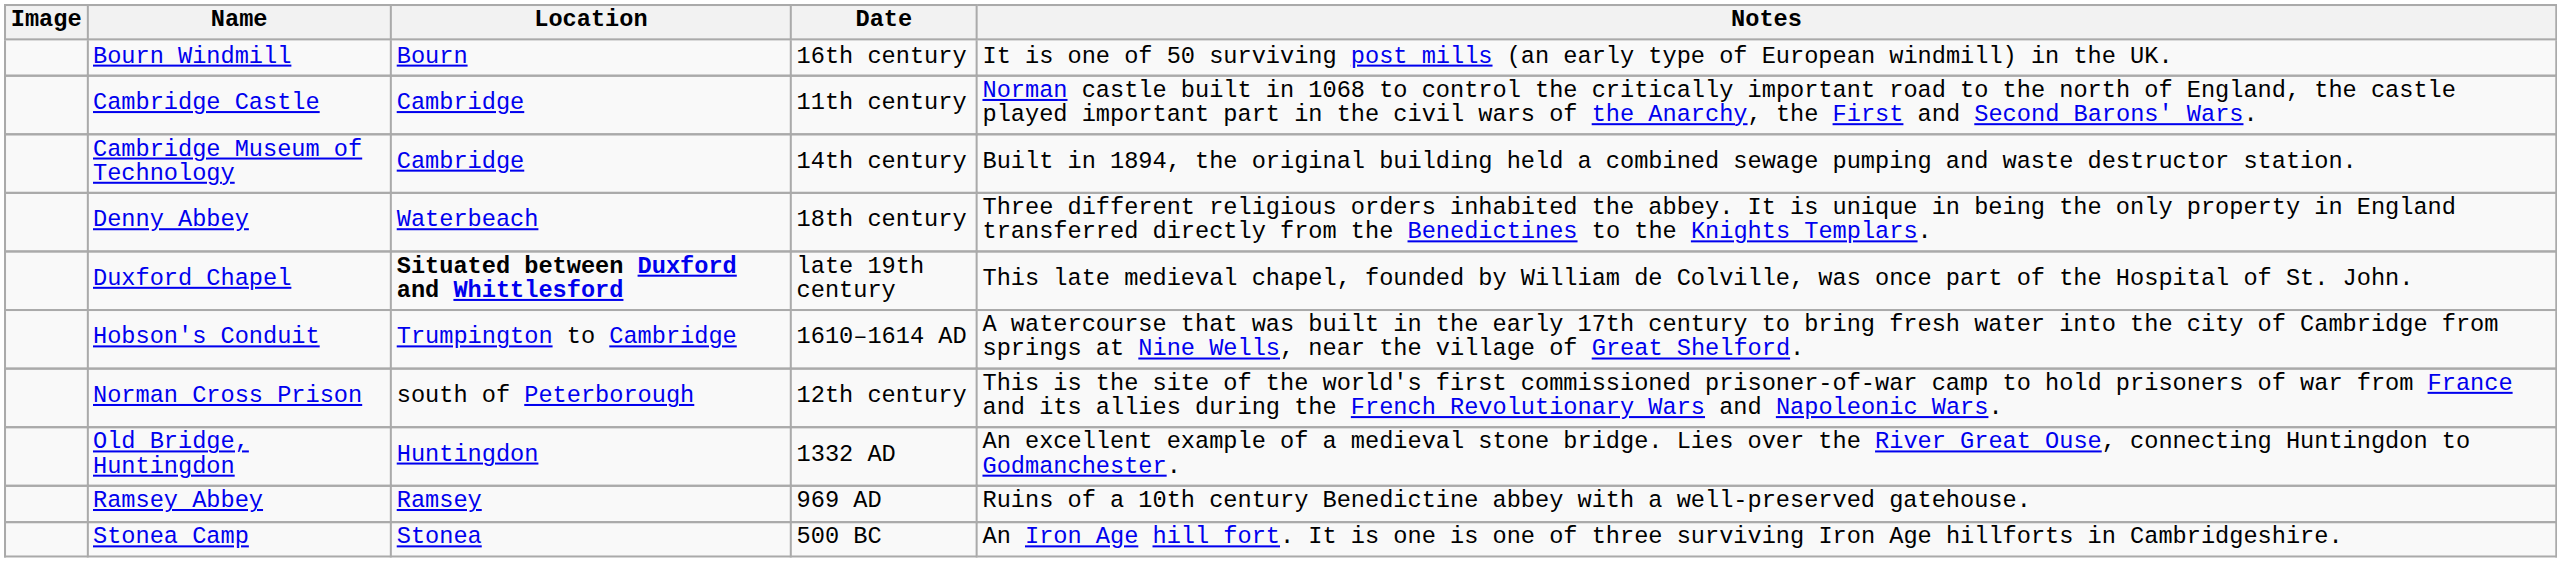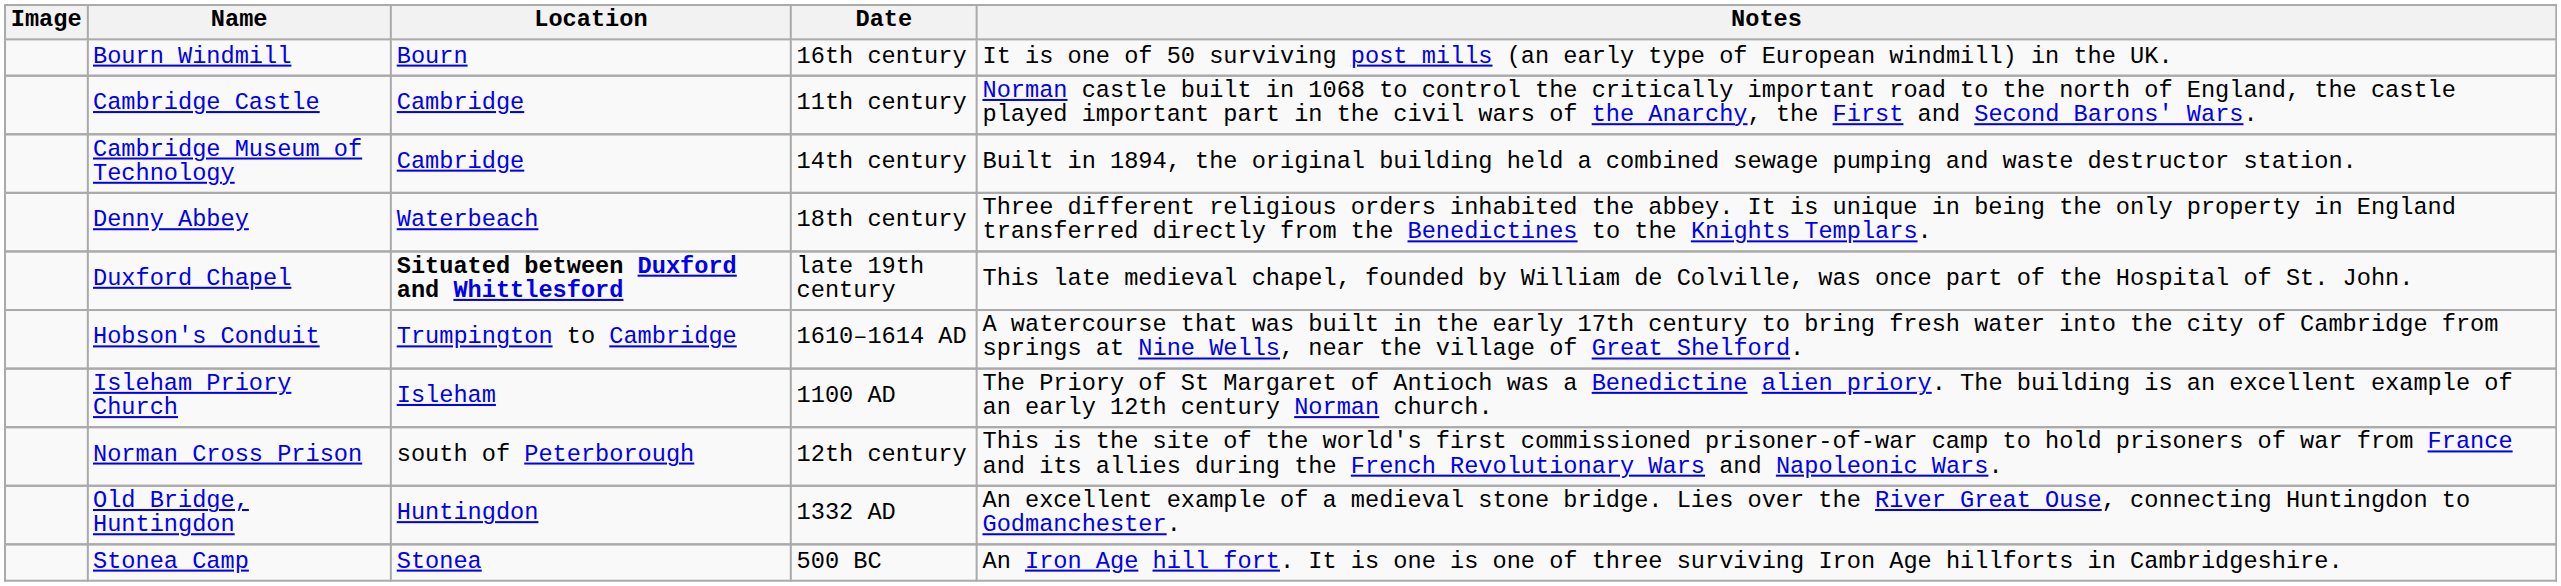+ row: (192, 396)
- row: (178, 502)
